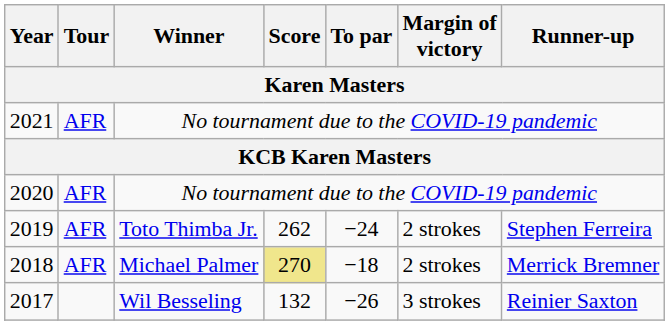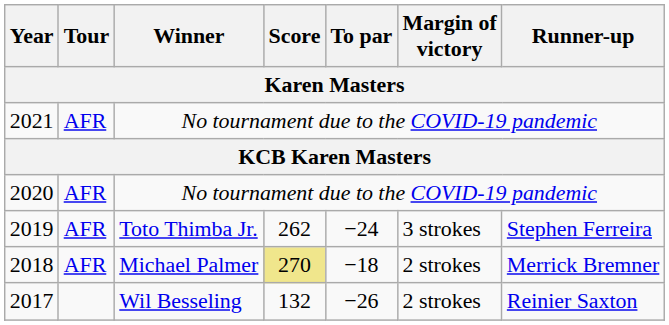(442, 229) 2 strokes -> (442, 229) 3 strokes
(442, 301) 3 strokes -> (442, 301) 2 strokes
